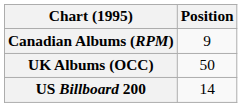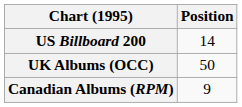rows swapped: (91, 41) <-> (91, 89)
